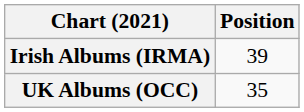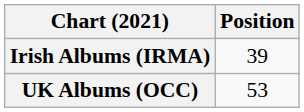(257, 90) 35 -> (257, 90) 53
